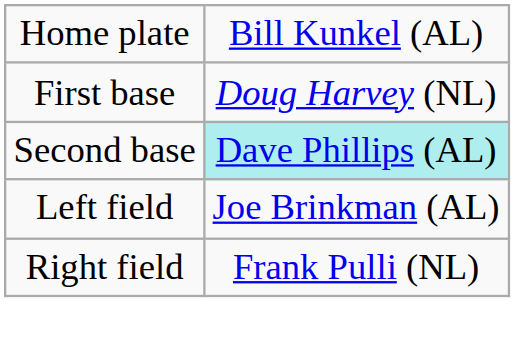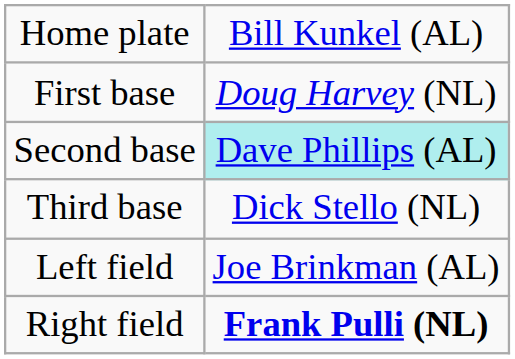+ row: (105, 207)
(356, 265) normal -> (356, 324) bold
